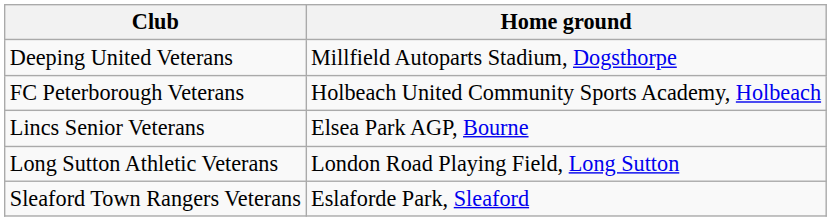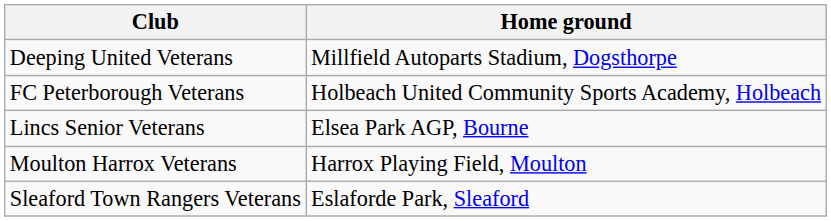- row: (144, 163)
+ row: (123, 163)
